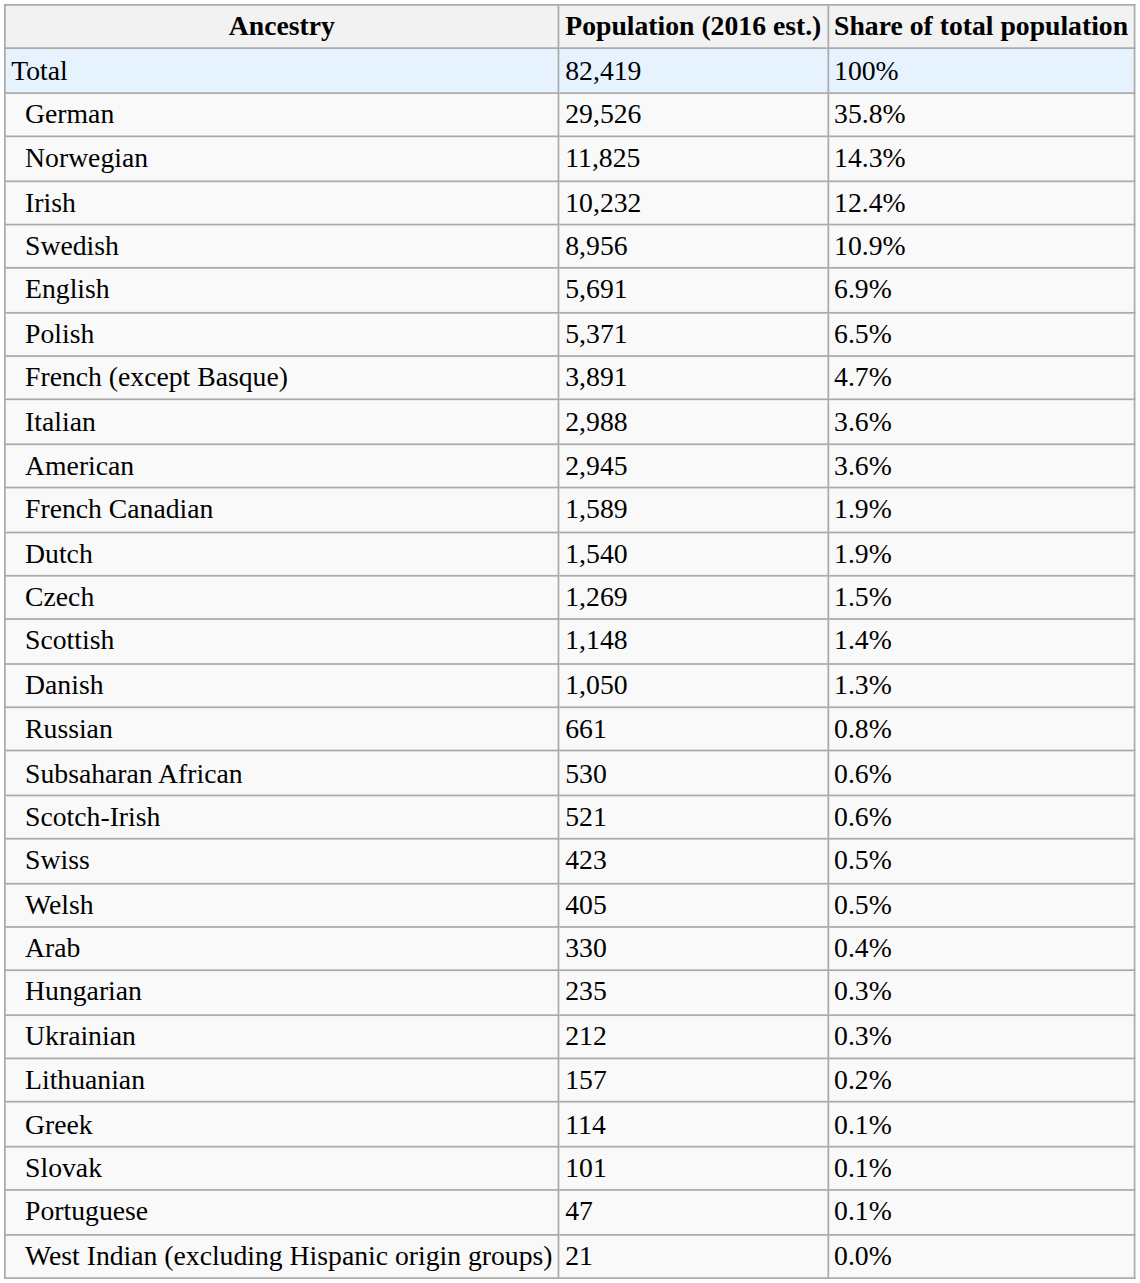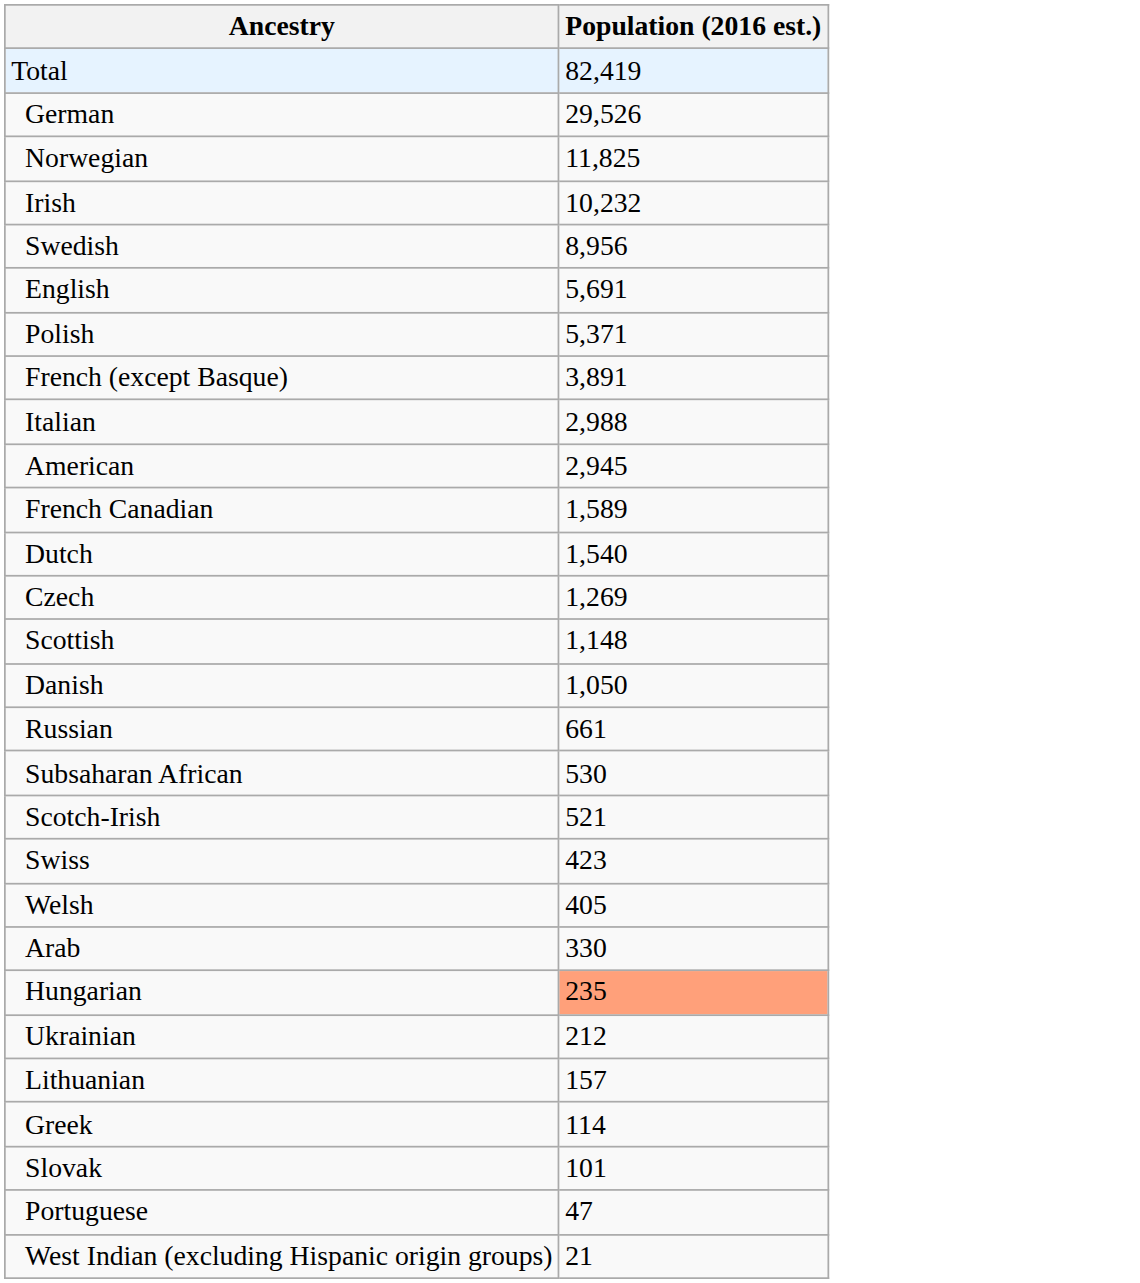- column: (981, 26)
(586, 992) no background -> (586, 992) lightsalmon background
